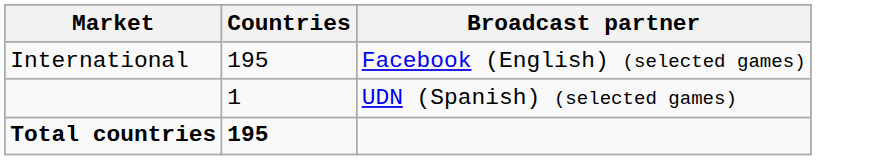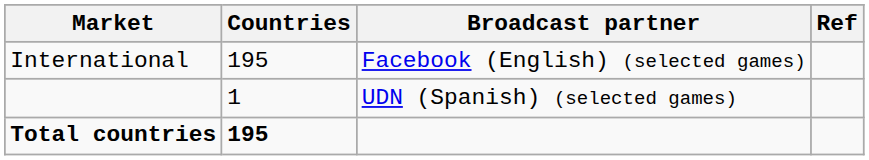+ column: (837, 24)
